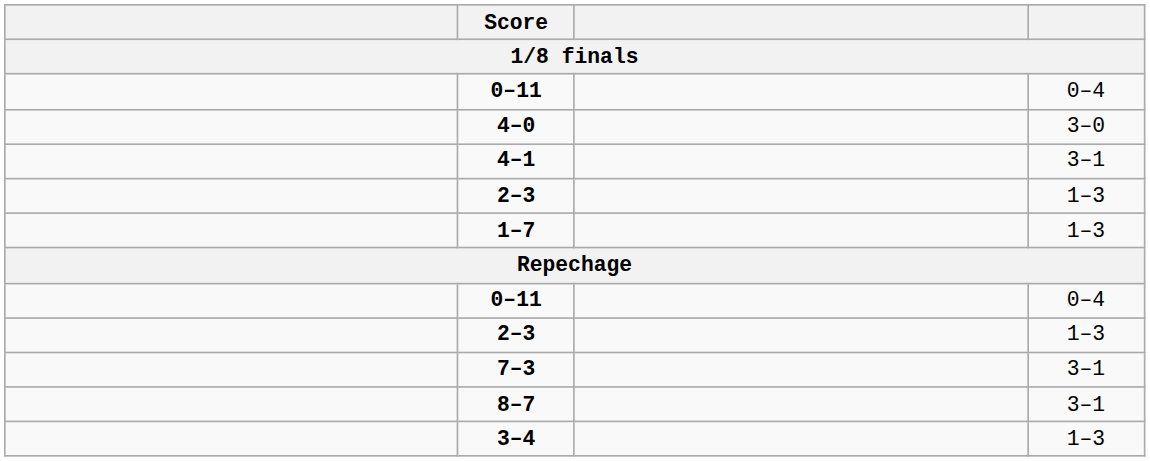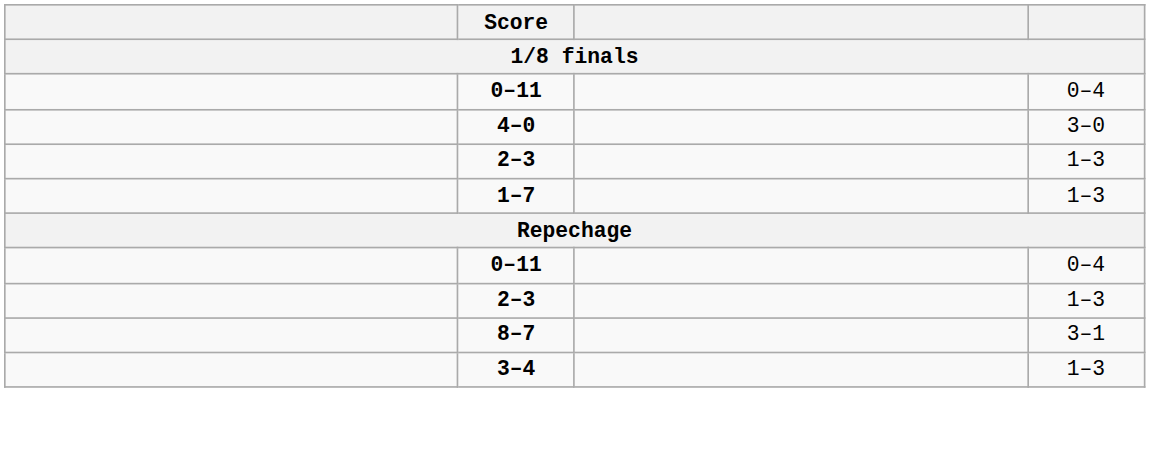- row: (516, 161)
- row: (516, 370)
